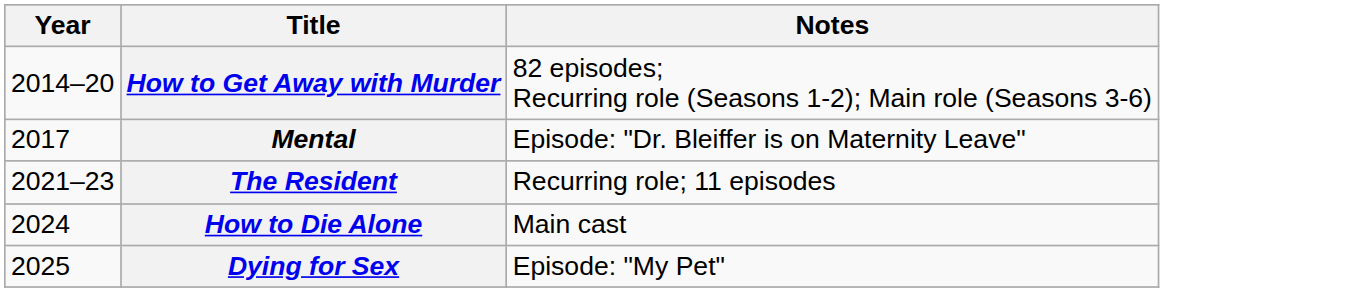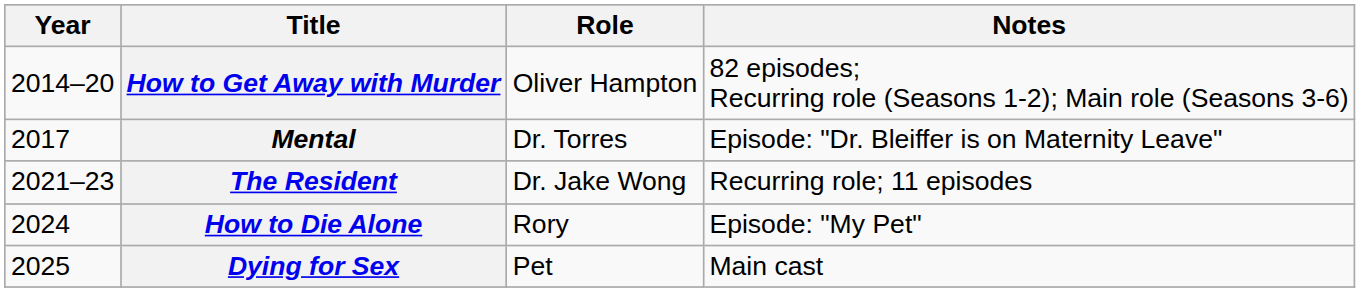+ column: (605, 25)
(570, 223) Main cast -> (816, 223) Episode: "My Pet"
(619, 266) Episode: "My Pet" -> (766, 266) Main cast
